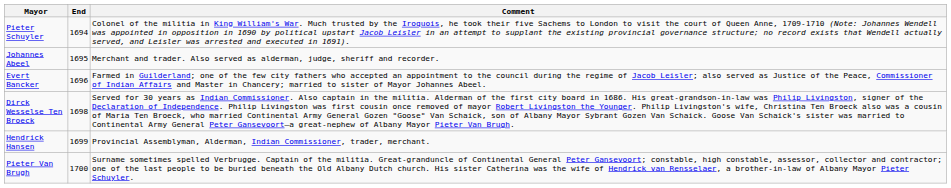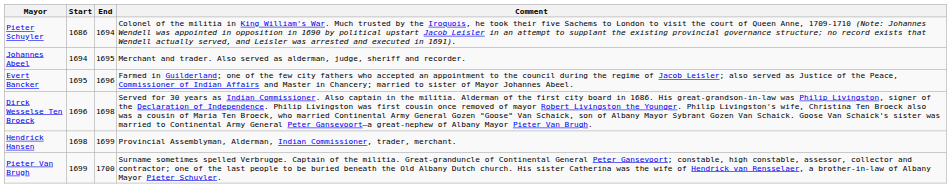+ column: (80, 11)
